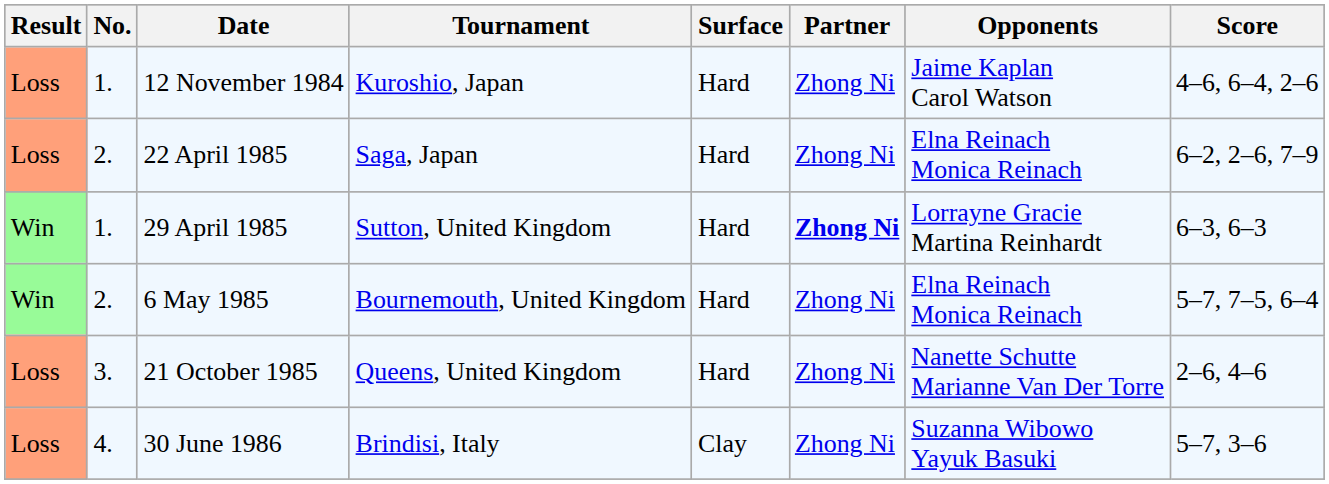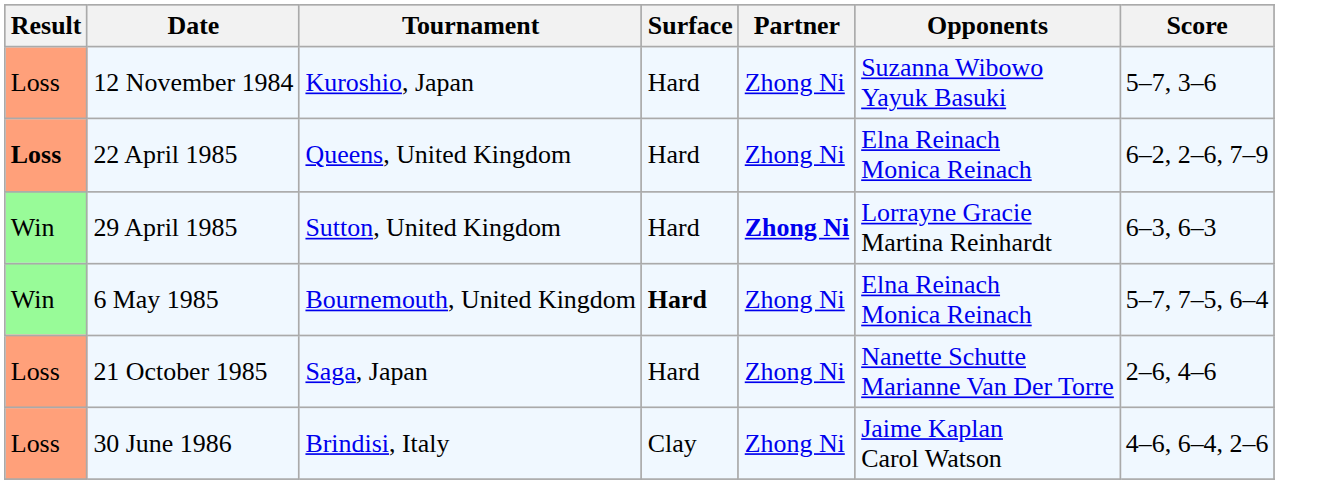- column: (112, 25)
(982, 82) Jaime Kaplan Carol Watson -> (952, 82) Suzanna Wibowo Yayuk Basuki
(1247, 82) 4–6, 6–4, 2–6 -> (1171, 82) 5–7, 3–6
(35, 154) normal -> (36, 154) bold
(417, 154) Saga, Japan -> (438, 154) Queens, United Kingdom
(724, 298) normal -> (677, 298) bold
(488, 370) Queens, United Kingdom -> (367, 370) Saga, Japan
(1002, 442) Suzanna Wibowo Yayuk Basuki -> (932, 442) Jaime Kaplan Carol Watson
(1221, 442) 5–7, 3–6 -> (1197, 442) 4–6, 6–4, 2–6
